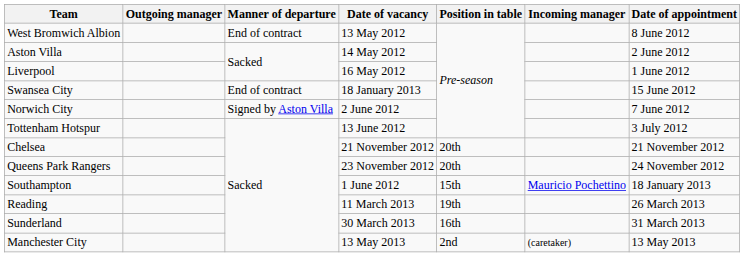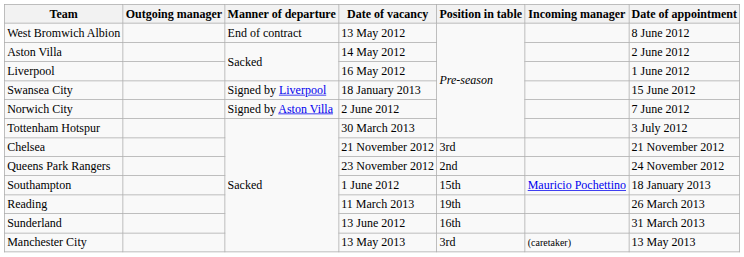(265, 90) End of contract -> (277, 90) Signed by Liverpool
(373, 128) 13 June 2012 -> (378, 128) 30 March 2013
(450, 147) 20th -> (447, 147) 3rd
(450, 166) 20th -> (448, 166) 2nd
(378, 223) 30 March 2013 -> (373, 223) 13 June 2012
(448, 242) 2nd -> (447, 242) 3rd
